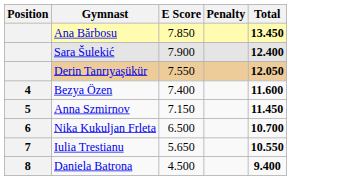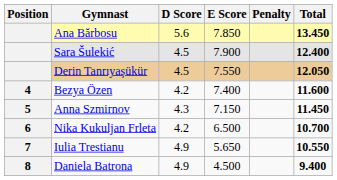+ column: (182, 14)
